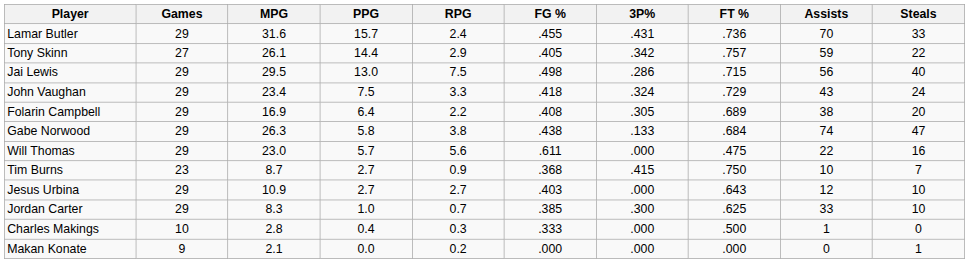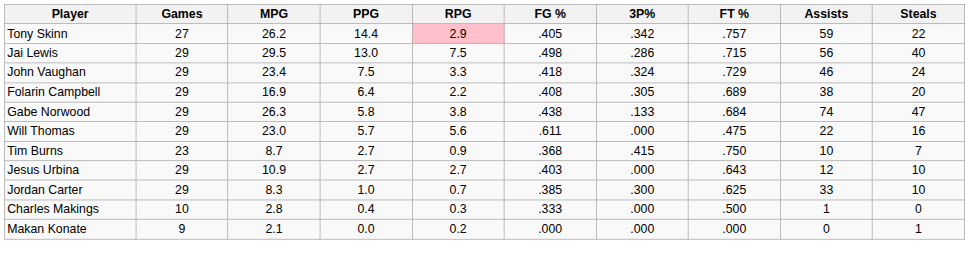- row: (42, 33)
(274, 53) 26.1 -> (274, 33) 26.2
(458, 53) no background -> (458, 33) pink background
(826, 92) 43 -> (826, 72) 46
